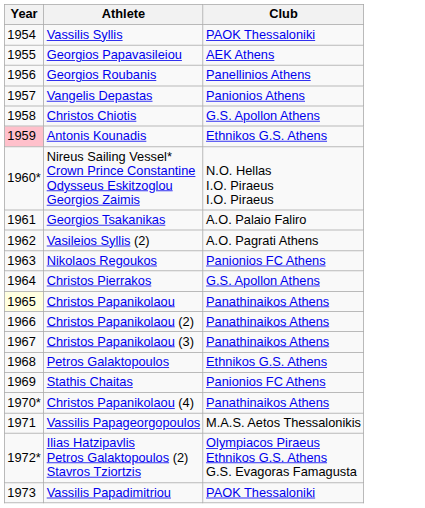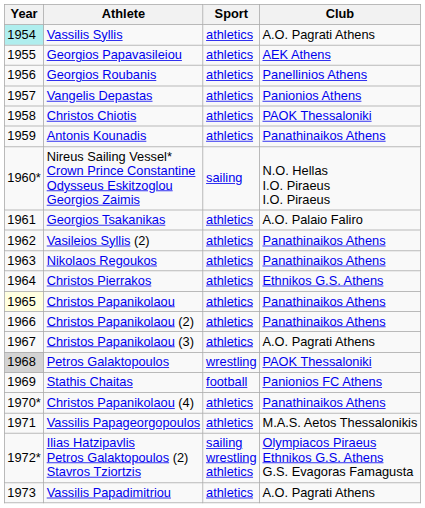+ column: (231, 14)
(22, 34) no background -> (22, 34) paleturquoise background
(261, 34) PAOK Thessaloniki -> (319, 34) Α.Ο. Pagrati Athens
(263, 116) G.S. Apollon Athens -> (317, 116) PAOK Thessaloniki
(22, 136) pink background -> (22, 136) no background
(267, 136) Ethnikos G.S. Athens -> (324, 136) Panathinaikos Athens
(262, 240) Α.Ο. Pagrati Athens -> (324, 240) Panathinaikos Athens
(266, 260) Panionios FC Athens -> (324, 260) Panathinaikos Athens
(263, 281) G.S. Apollon Athens -> (323, 281) Ethnikos G.S. Athens
(268, 342) Panathinaikos Athens -> (319, 342) Α.Ο. Pagrati Athens
(22, 362) no background -> (22, 362) lightgrey background
(267, 362) Ethnikos G.S. Athens -> (317, 362) PAOK Thessaloniki
(261, 492) PAOK Thessaloniki -> (319, 492) Α.Ο. Pagrati Athens
